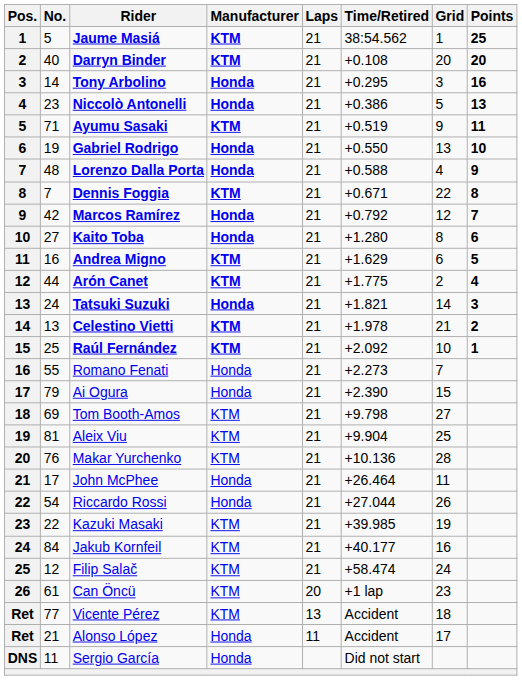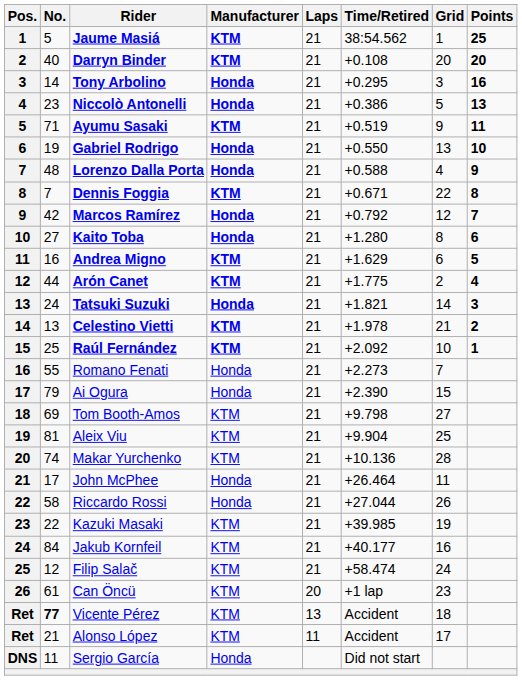(51, 458) 76 -> (51, 458) 74
(51, 503) 54 -> (51, 503) 58
(51, 613) normal -> (51, 613) bold
(231, 636) Honda -> (225, 636) KTM
